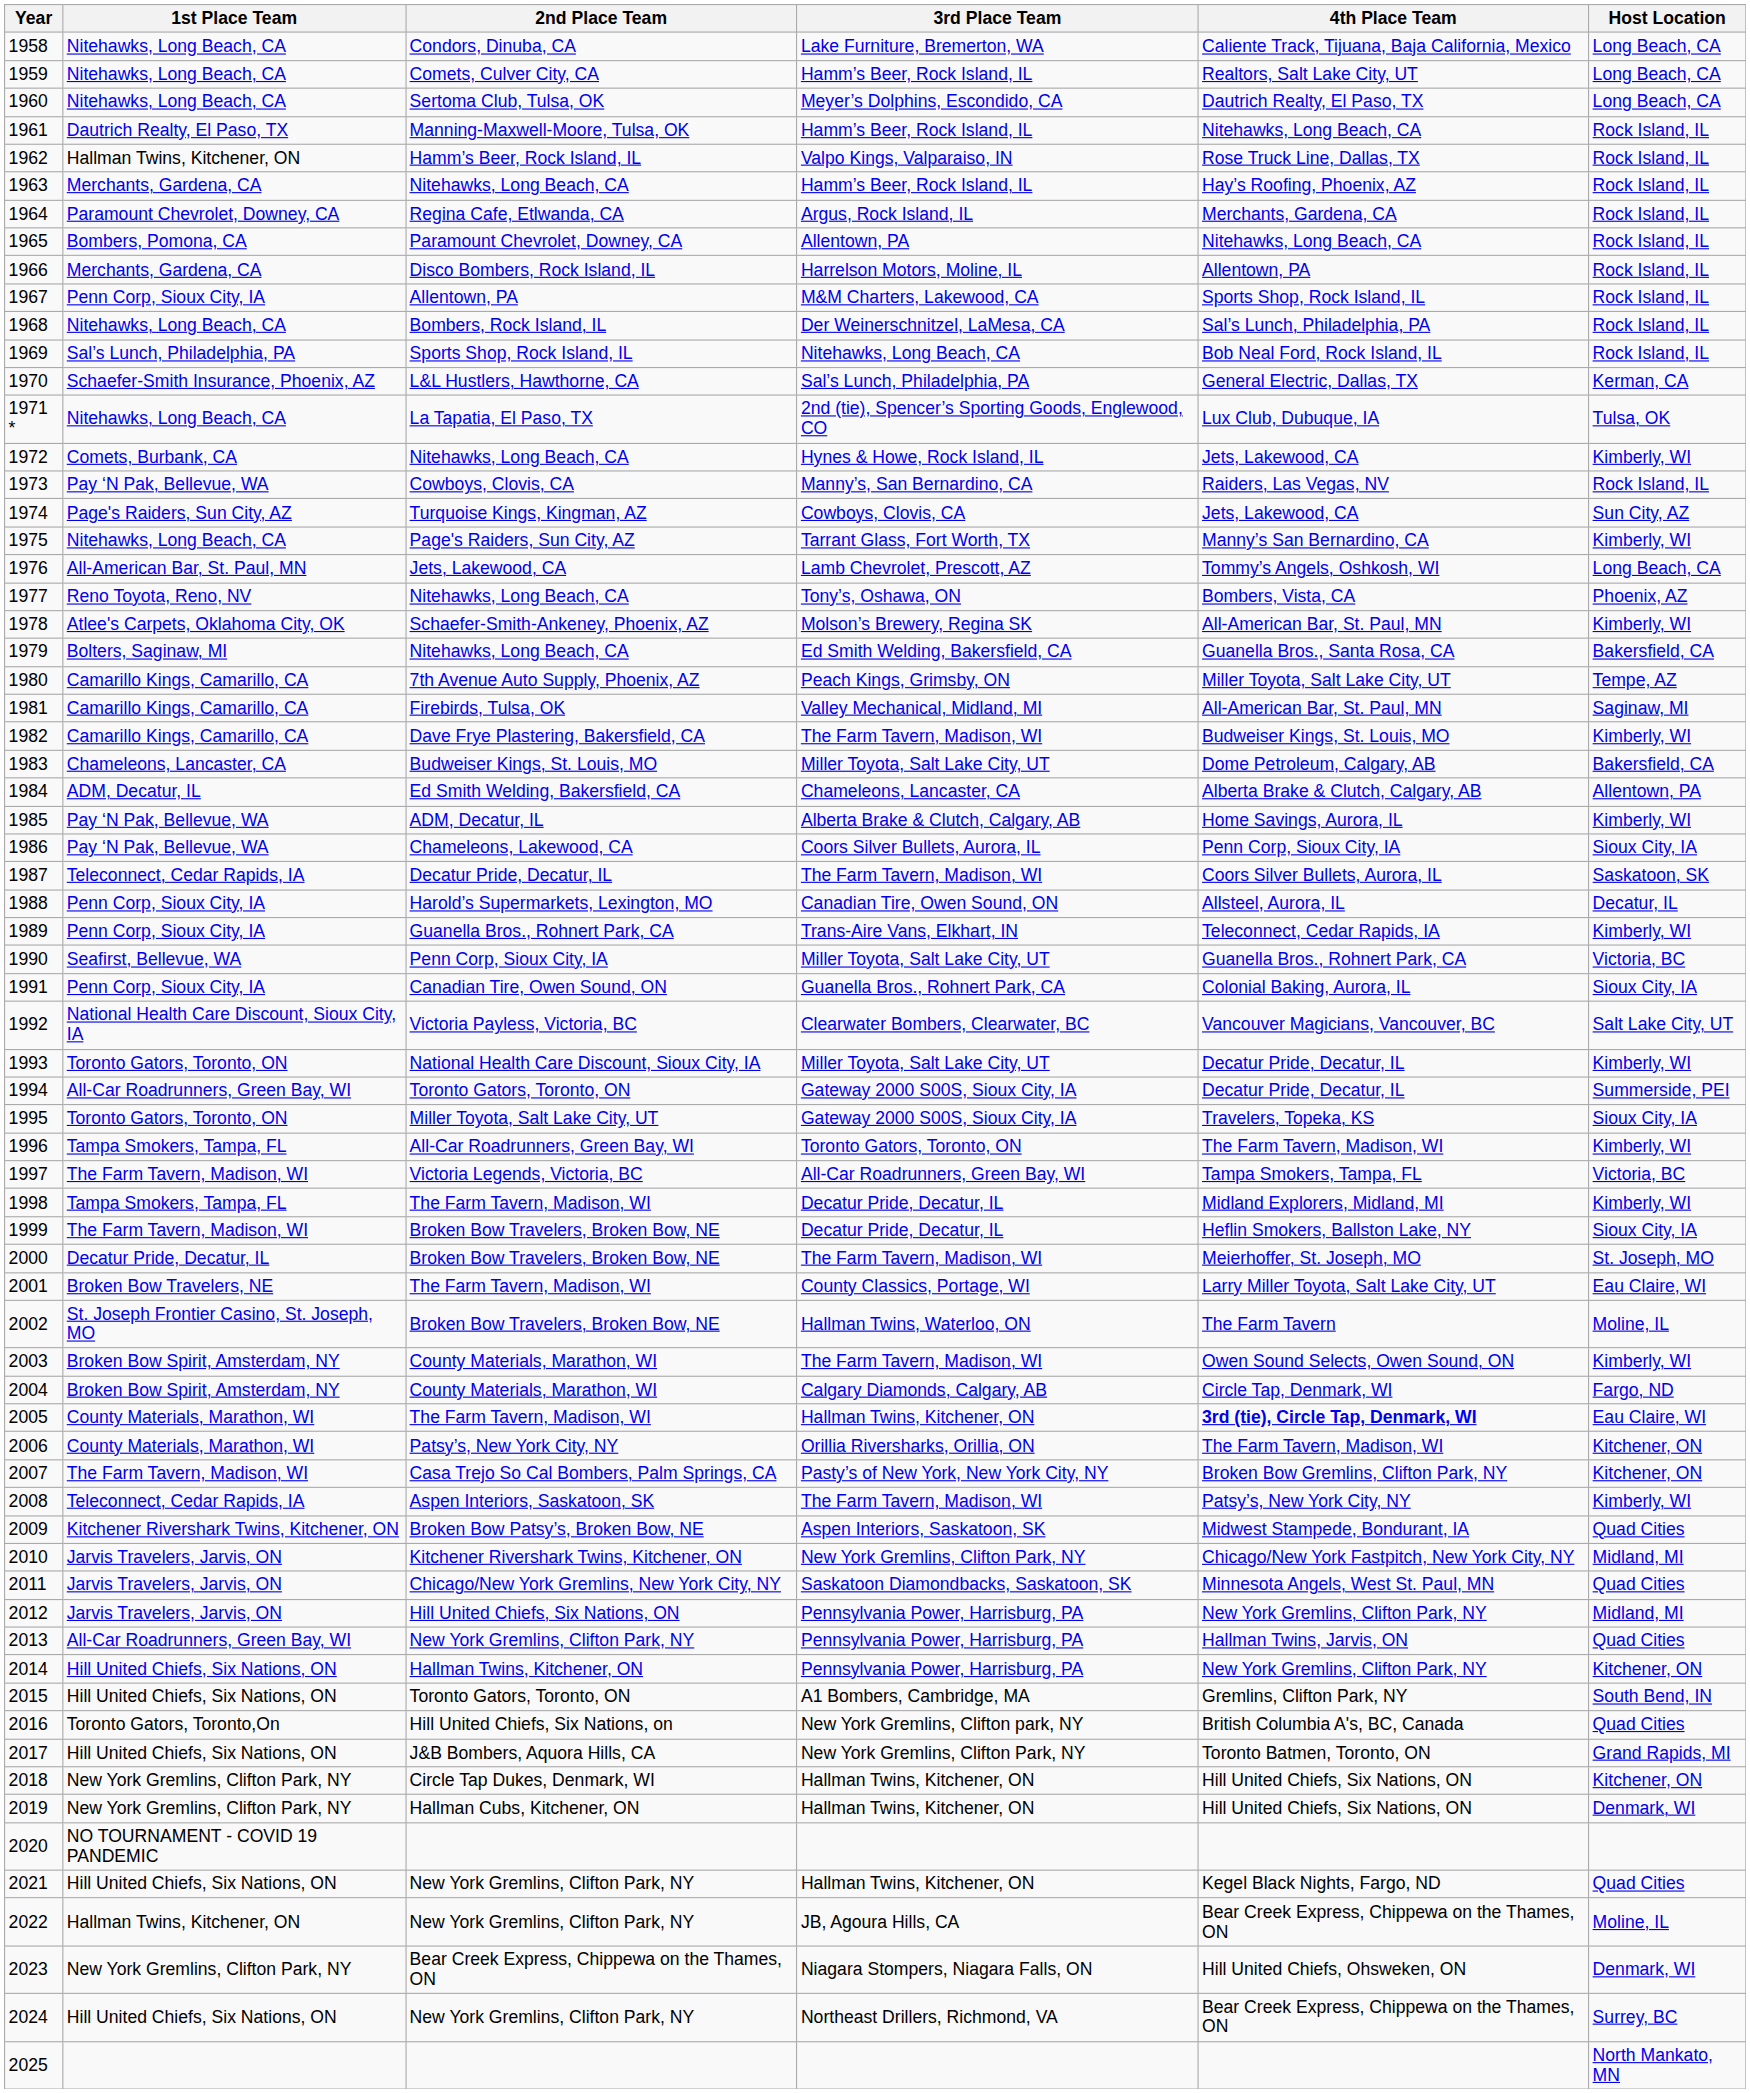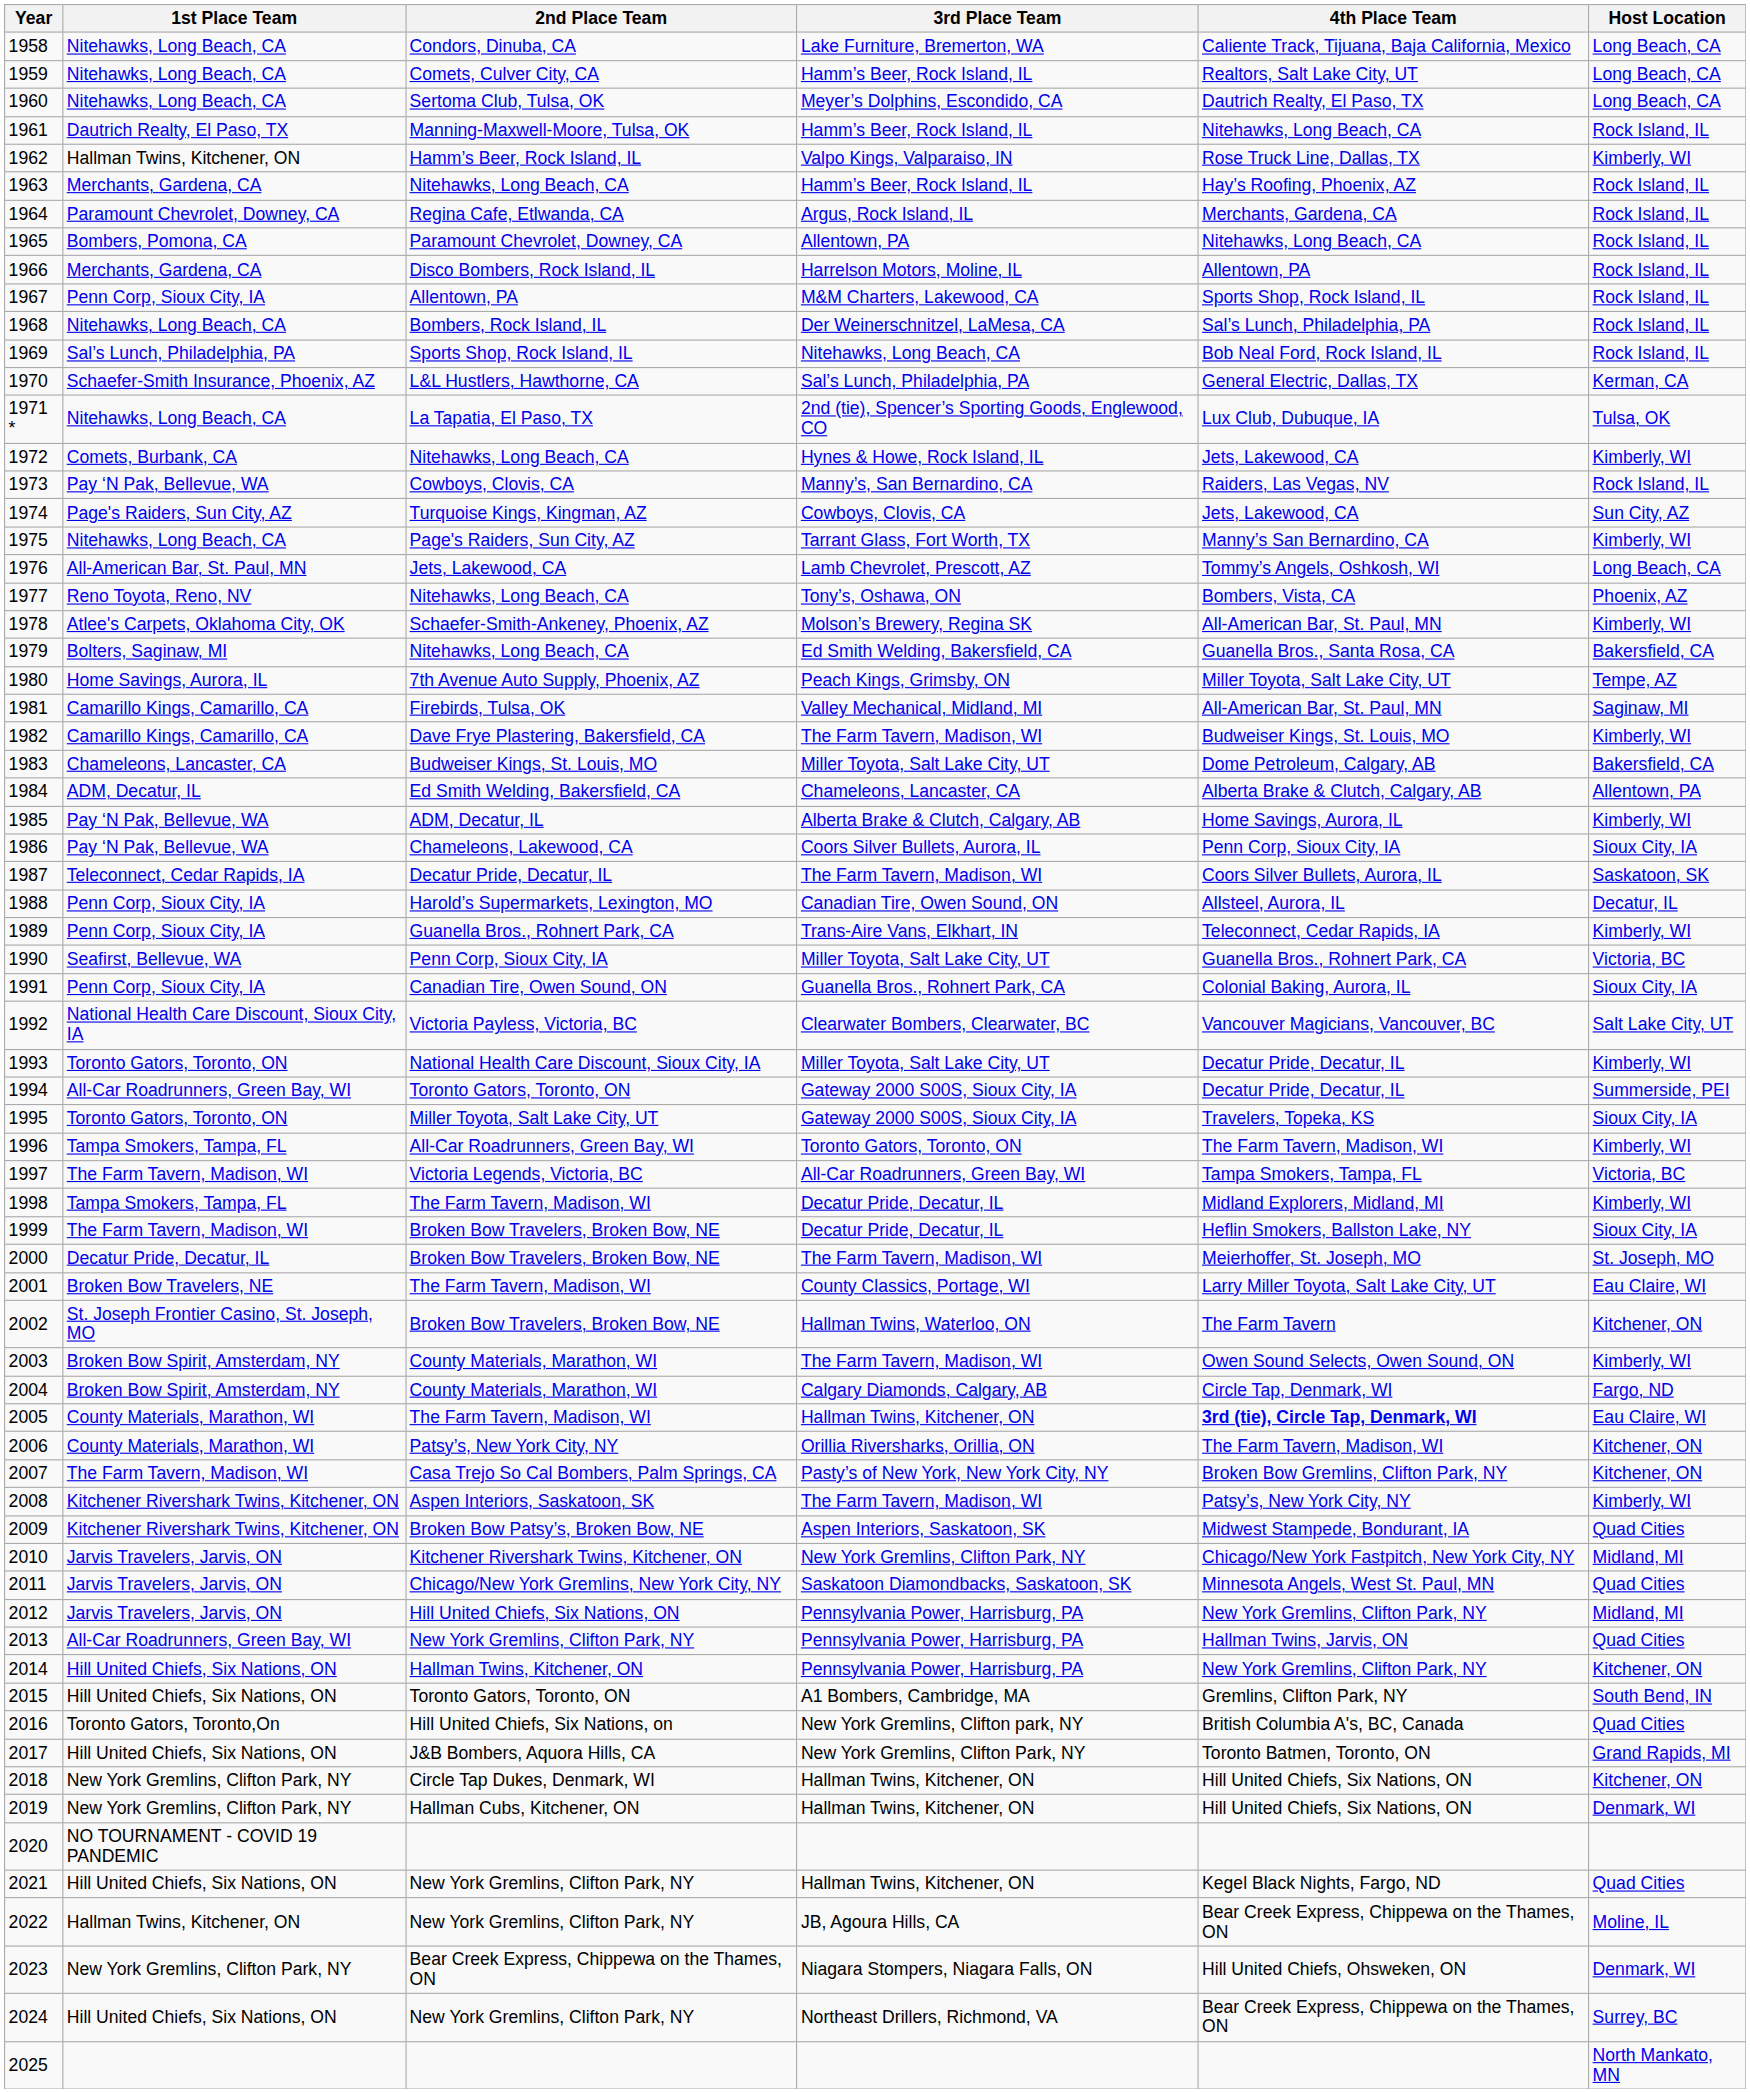(1651, 158) Rock Island, IL -> (1642, 158) Kimberly, WI
(188, 680) Camarillo Kings, Camarillo, CA -> (167, 680) Home Savings, Aurora, IL
(1631, 1324) Moline, IL -> (1647, 1324) Kitchener, ON
(186, 1501) Teleconnect, Cedar Rapids, IA -> (233, 1501) Kitchener Rivershark Twins, Kitchener, ON
